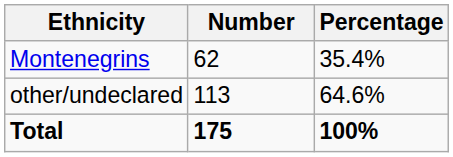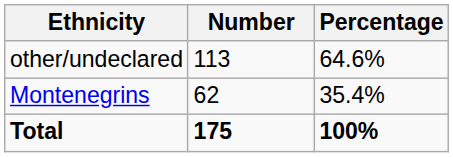rows swapped: (80, 59) <-> (96, 95)
